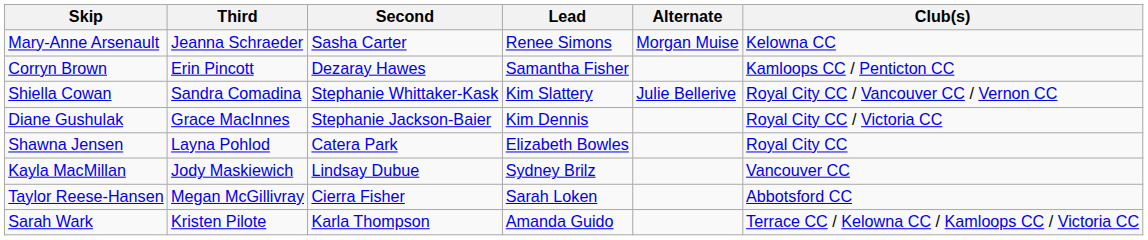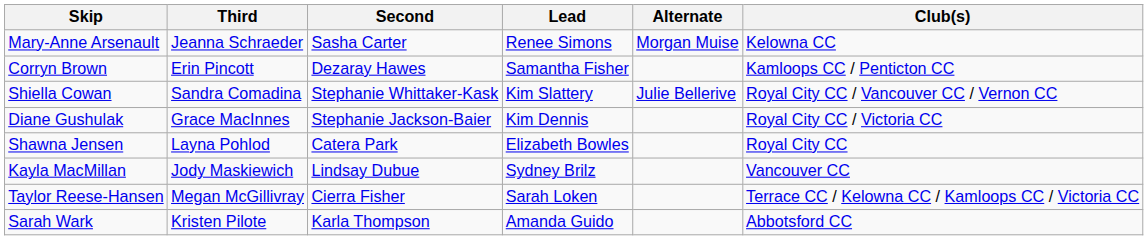(799, 196) Abbotsford CC -> (943, 196) Terrace CC / Kelowna CC / Kamloops CC / Victoria CC
(943, 222) Terrace CC / Kelowna CC / Kamloops CC / Victoria CC -> (799, 222) Abbotsford CC
